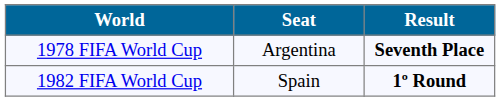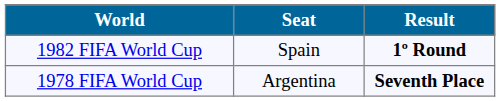rows swapped: (120, 50) <-> (120, 80)
